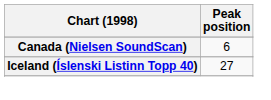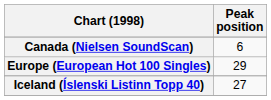+ row: (109, 66)
